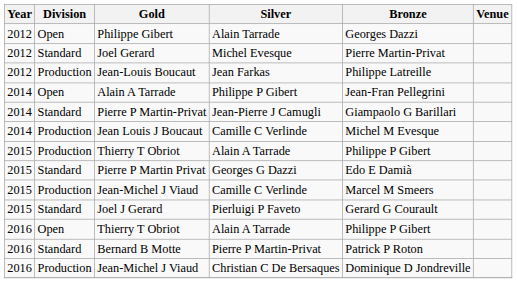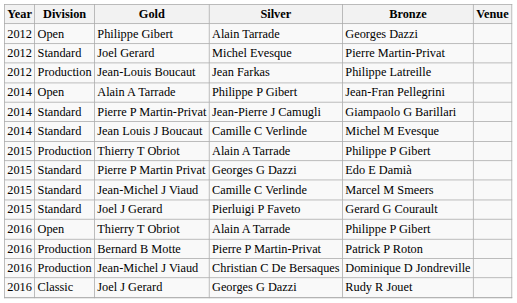(65, 131) Production -> (59, 131) Standard
(65, 190) Production -> (59, 190) Standard
(59, 248) Standard -> (65, 248) Production
+ row: (20, 287)
